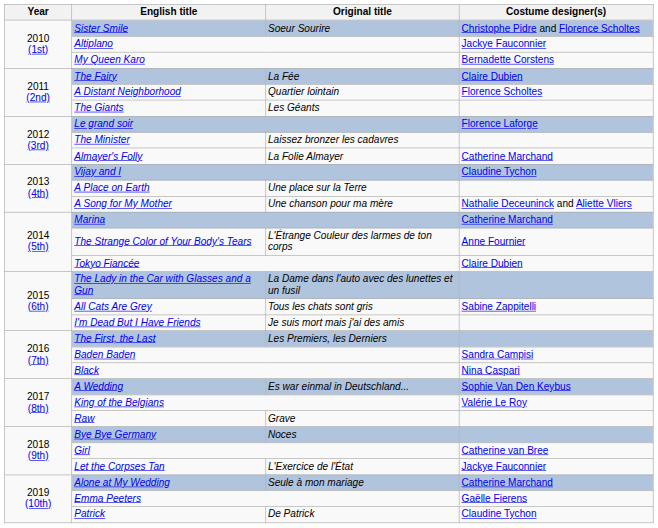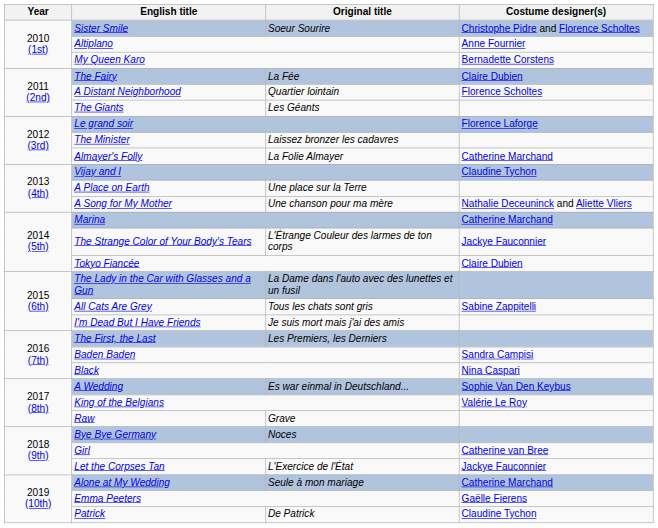(504, 44) Jackye Fauconnier -> (494, 44) Anne Fournier
(494, 241) Anne Fournier -> (504, 241) Jackye Fauconnier
